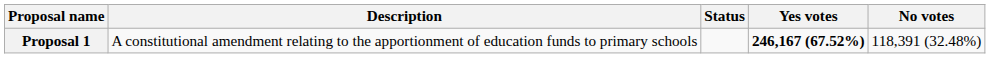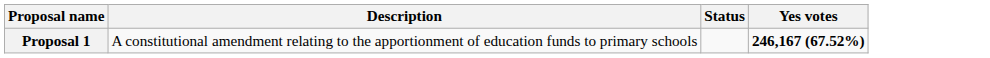- column: (926, 16)
